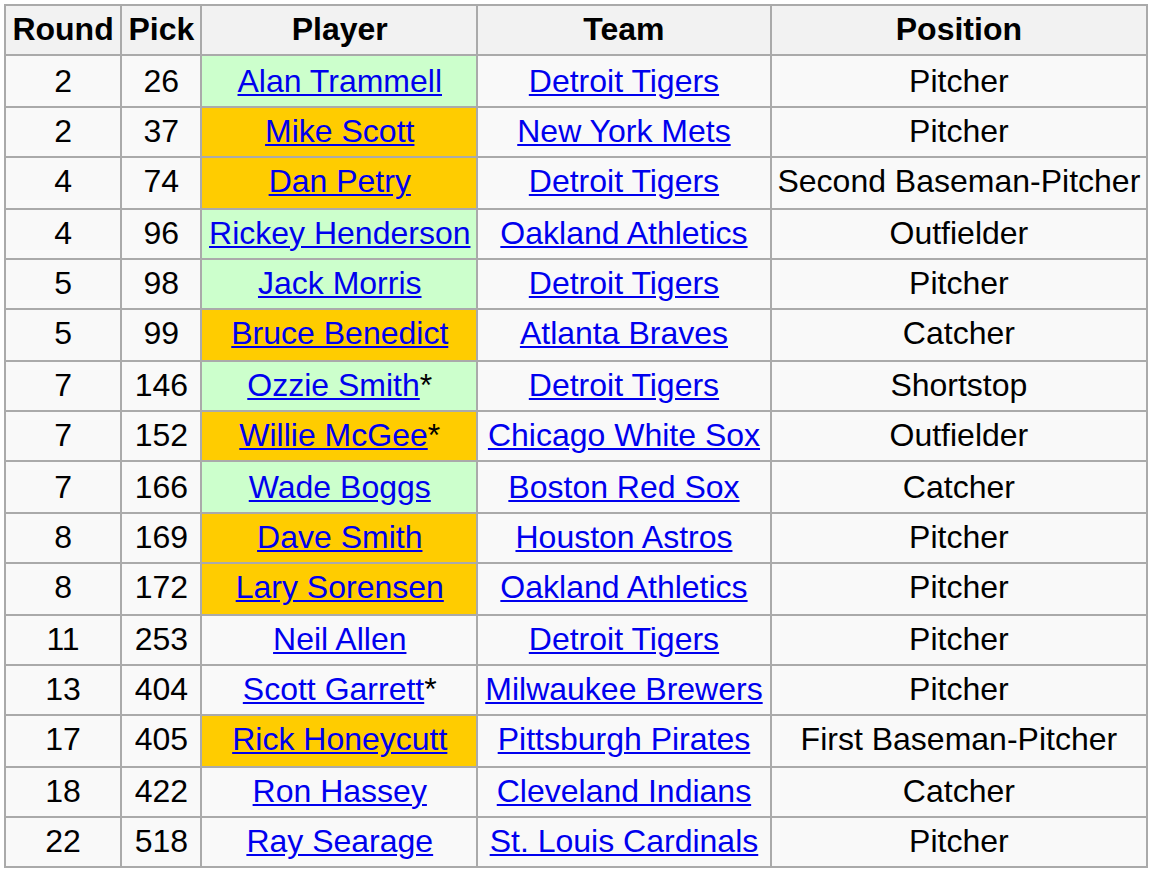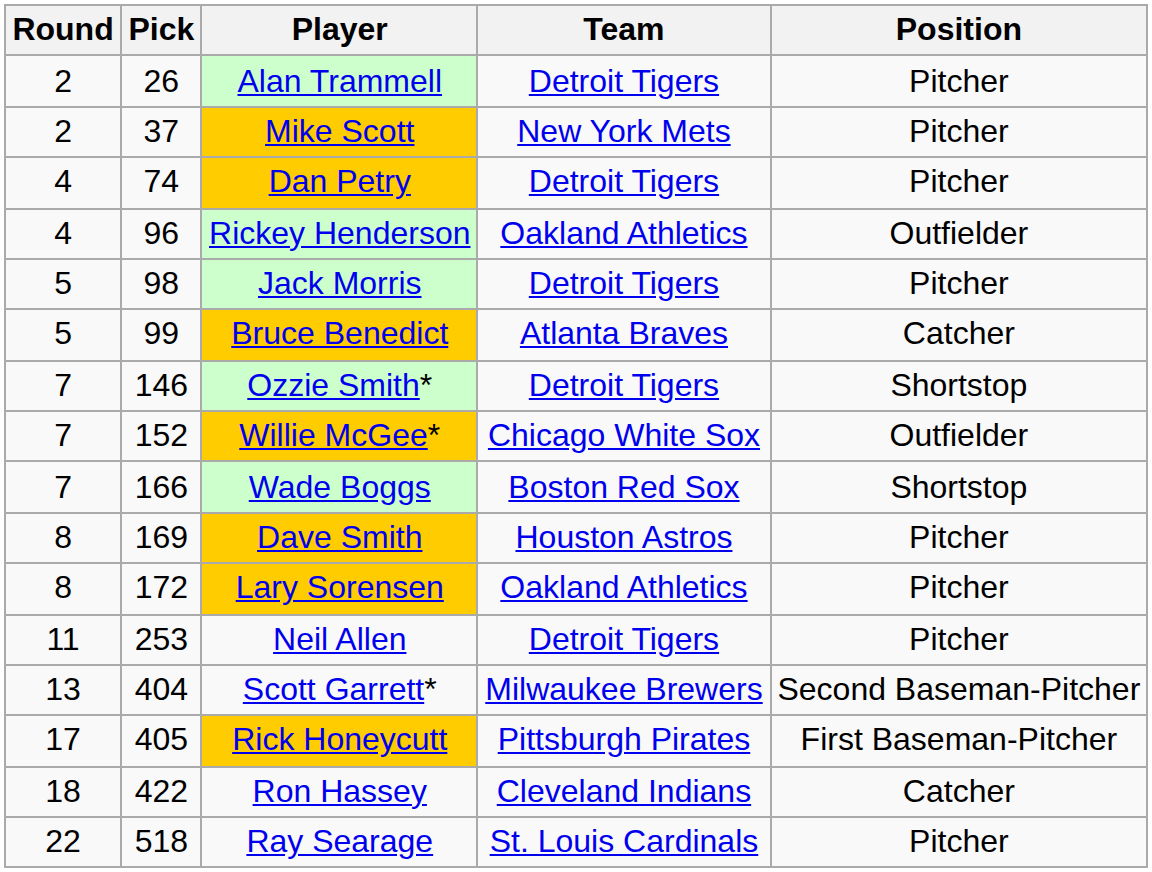(959, 182) Second Baseman-Pitcher -> (959, 182) Pitcher
(959, 486) Catcher -> (959, 486) Shortstop
(959, 689) Pitcher -> (959, 689) Second Baseman-Pitcher
